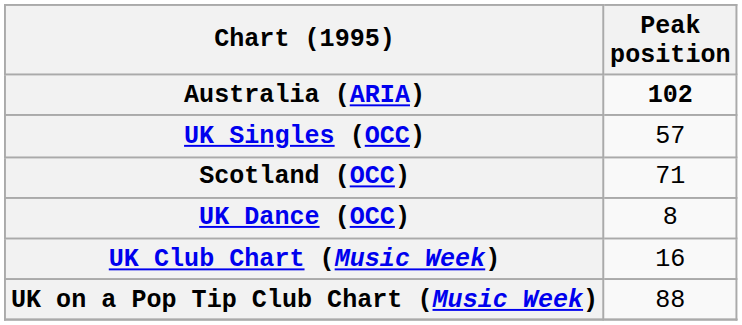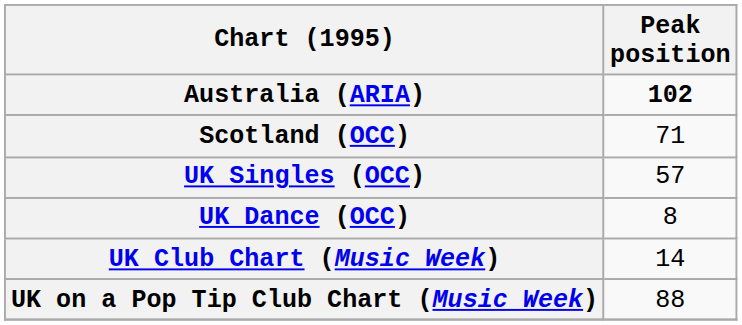rows swapped: (305, 177) <-> (305, 136)
(670, 259) 16 -> (670, 259) 14
